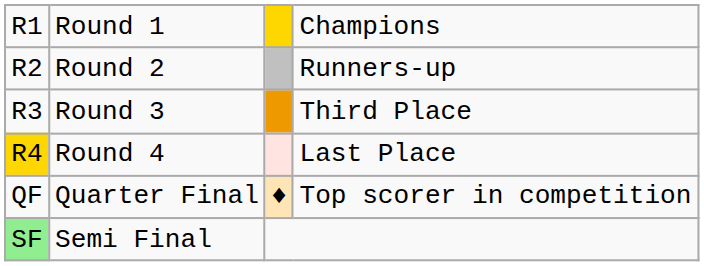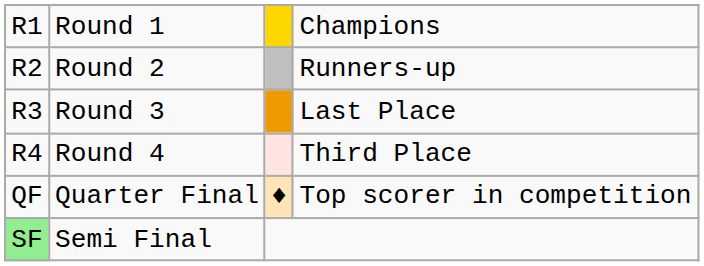(386, 111) Third Place -> (378, 111) Last Place
(27, 154) gold background -> (27, 154) no background
(378, 154) Last Place -> (386, 154) Third Place
